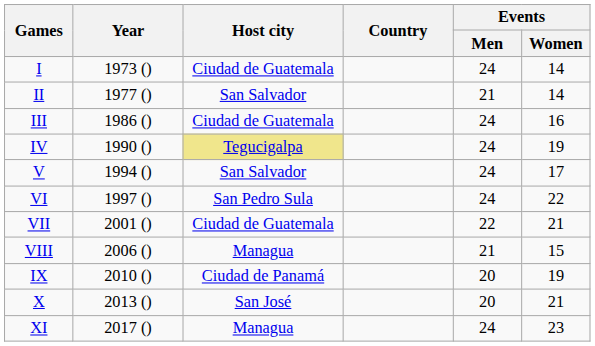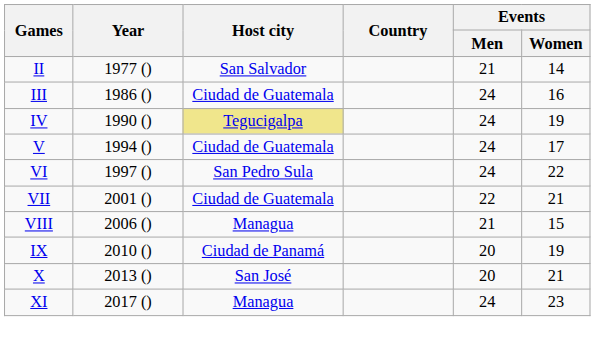- row: (39, 69)
(263, 172) San Salvador -> (263, 146) Ciudad de Guatemala
